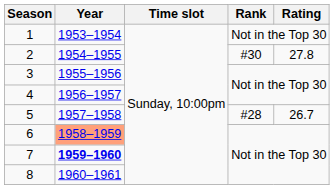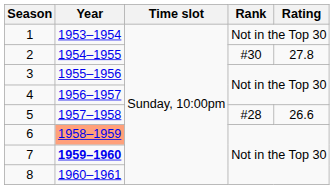(302, 114) 26.7 -> (302, 114) 26.6
